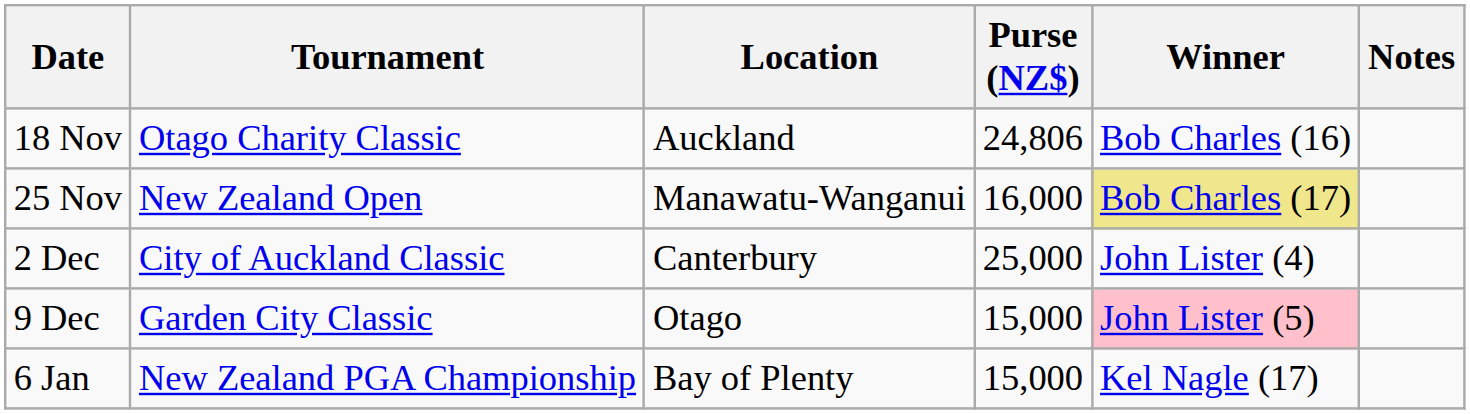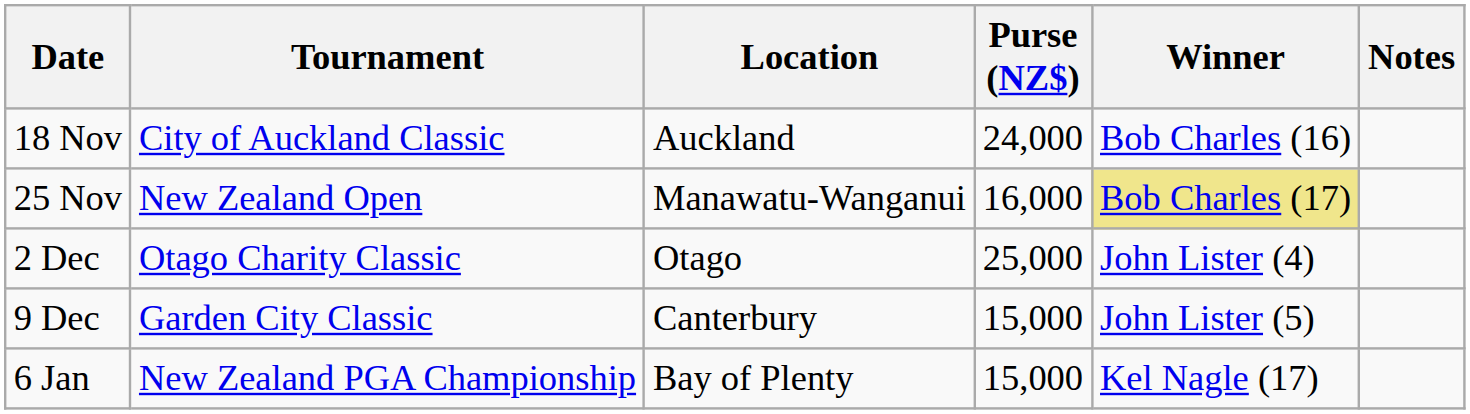(300, 138) Otago Charity Classic -> (322, 138) City of Auckland Classic
(1033, 138) 24,806 -> (1033, 138) 24,000
(322, 258) City of Auckland Classic -> (300, 258) Otago Charity Classic
(735, 258) Canterbury -> (698, 258) Otago
(698, 318) Otago -> (735, 318) Canterbury
(1207, 318) pink background -> (1207, 318) no background
